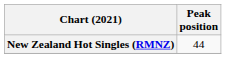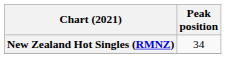(199, 44) 44 -> (199, 44) 34
